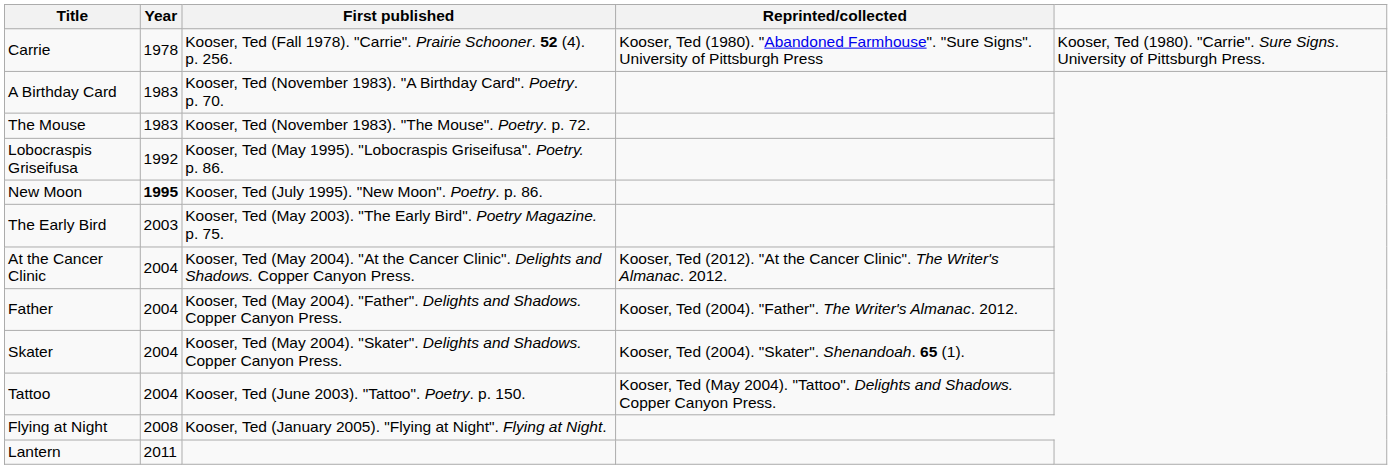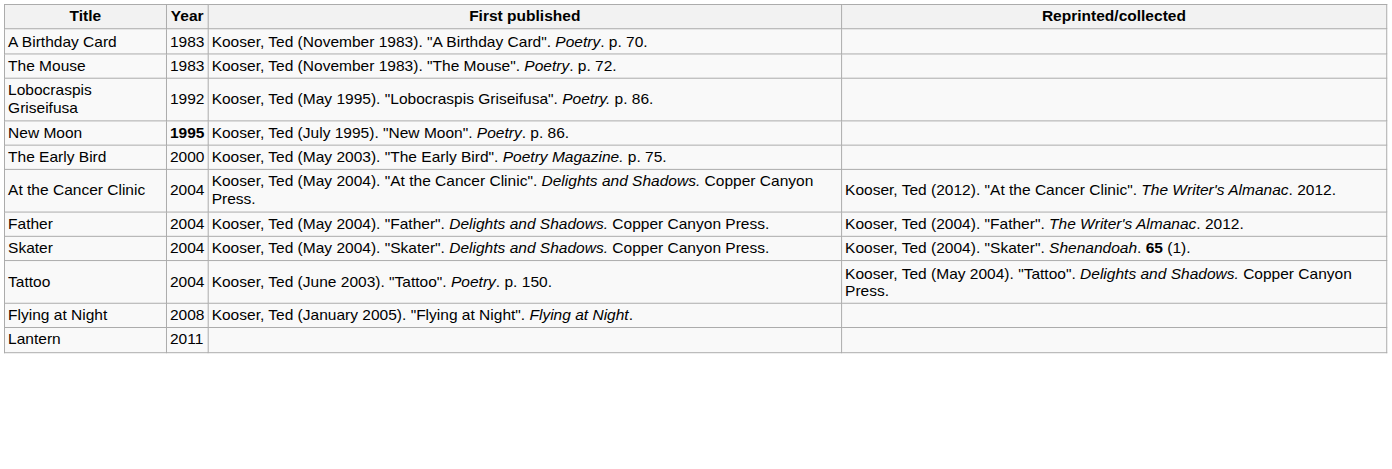- row: (29, 50)
(161, 225) 2003 -> (187, 157) 2000
